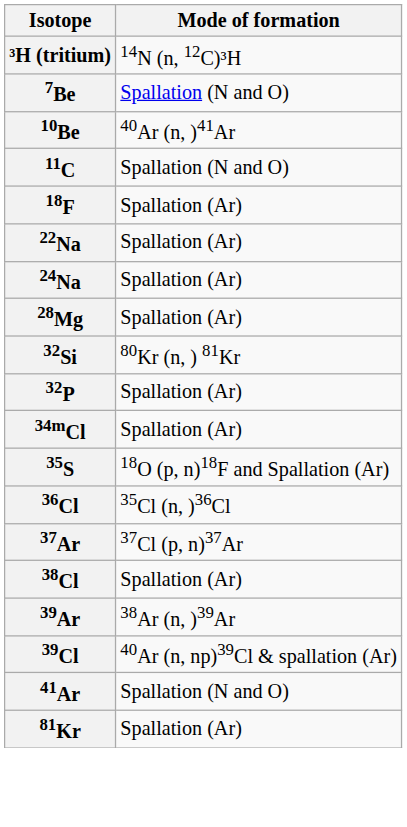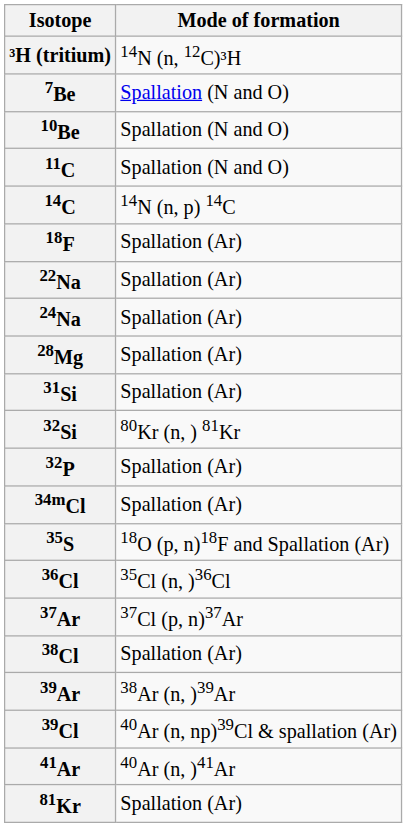(178, 130) 40Ar (n, )41Ar -> (205, 130) Spallation (N and O)
+ row: (60, 204)
+ row: (60, 392)
(205, 691) Spallation (N and O) -> (178, 766) 40Ar (n, )41Ar
